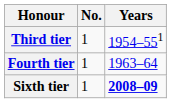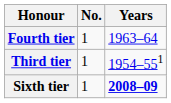rows swapped: (41, 39) <-> (41, 64)
